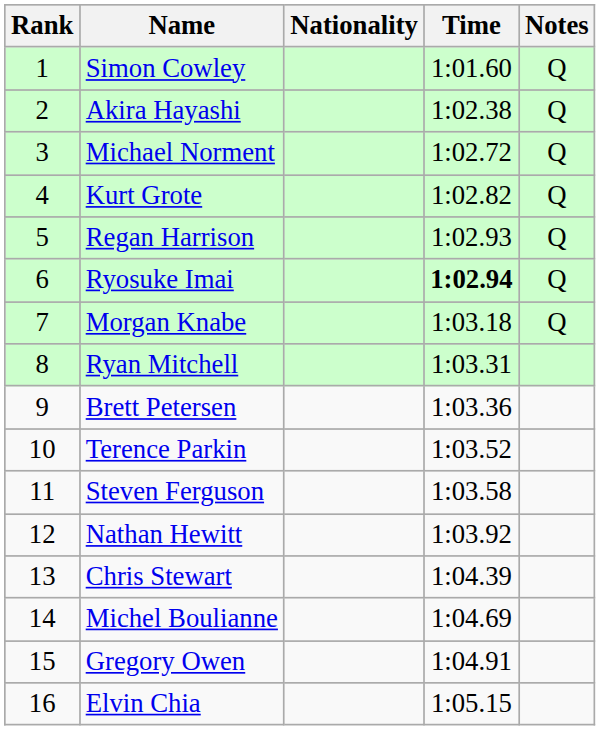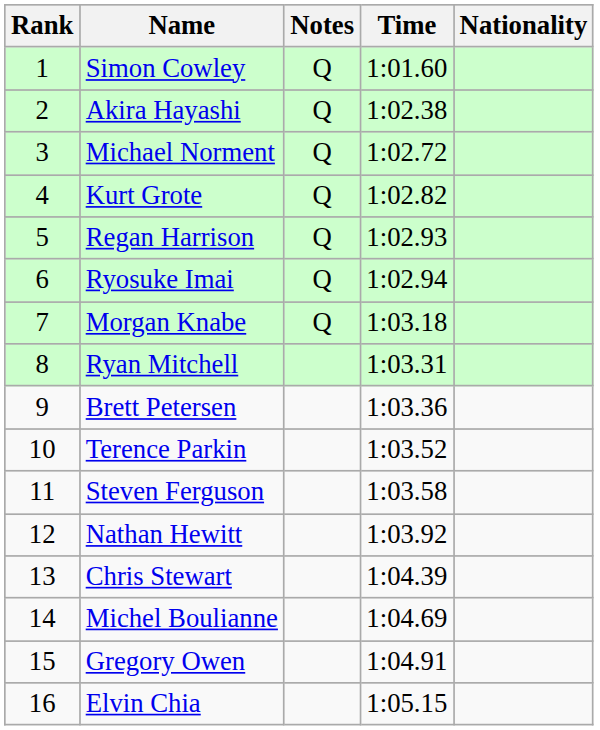columns swapped: (354, 25) <-> (557, 25)
(471, 279) bold -> (407, 279) normal
